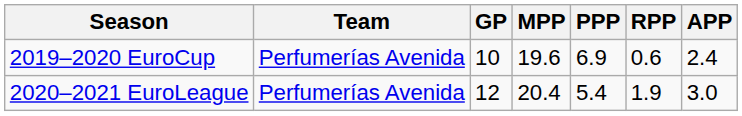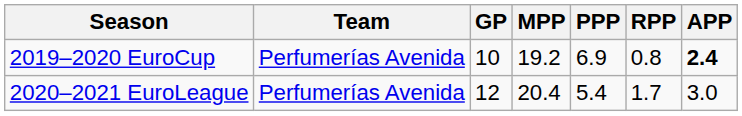(539, 57) 19.6 -> (539, 57) 19.2
(646, 57) 0.6 -> (646, 57) 0.8
(702, 57) normal -> (702, 57) bold
(646, 92) 1.9 -> (646, 92) 1.7
